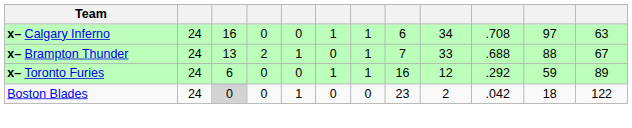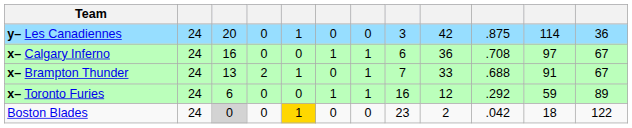+ row: (65, 34)
(446, 34) 34 -> (446, 53) 36
(602, 34) 63 -> (602, 53) 67
(550, 53) 88 -> (550, 73) 91
(299, 93) no background -> (299, 113) gold background
